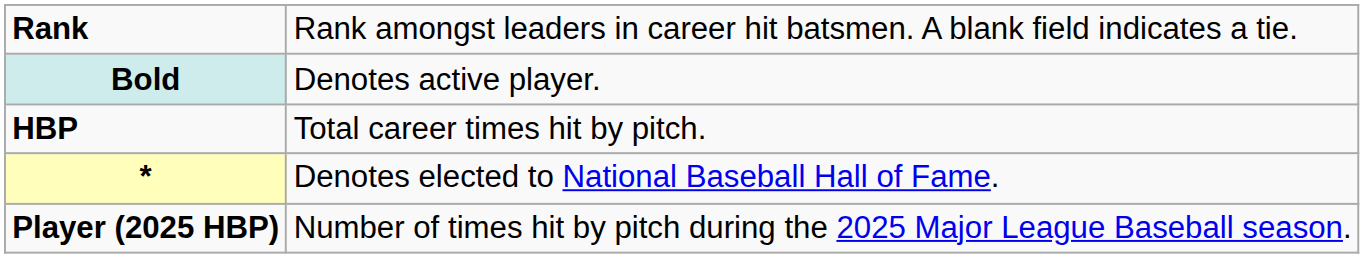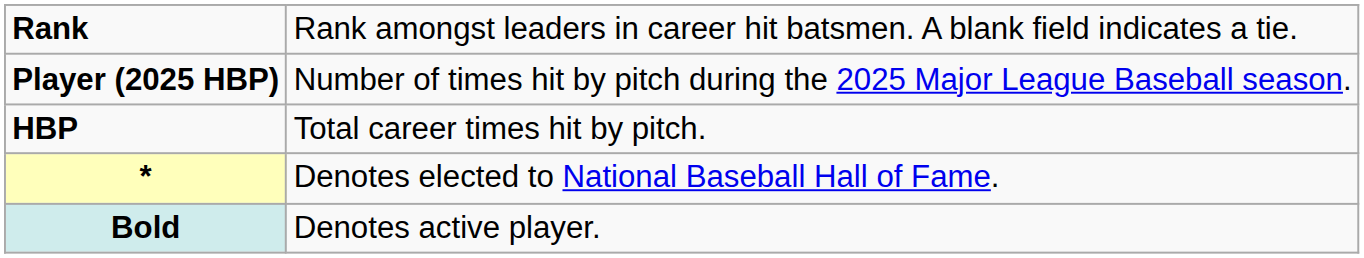rows swapped: (146, 227) <-> (146, 78)
